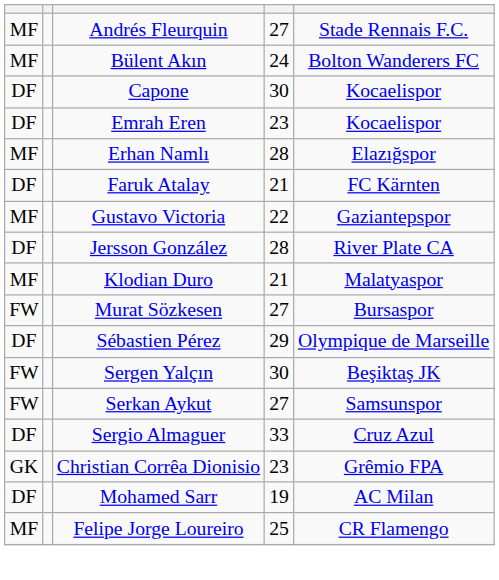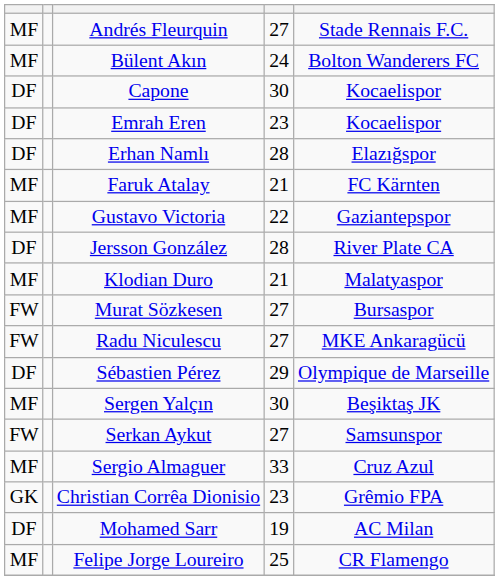(24, 154) MF -> (24, 154) DF
(24, 185) DF -> (24, 185) MF
+ row: (158, 341)
(24, 372) FW -> (24, 403) MF
(24, 434) DF -> (24, 466) MF
